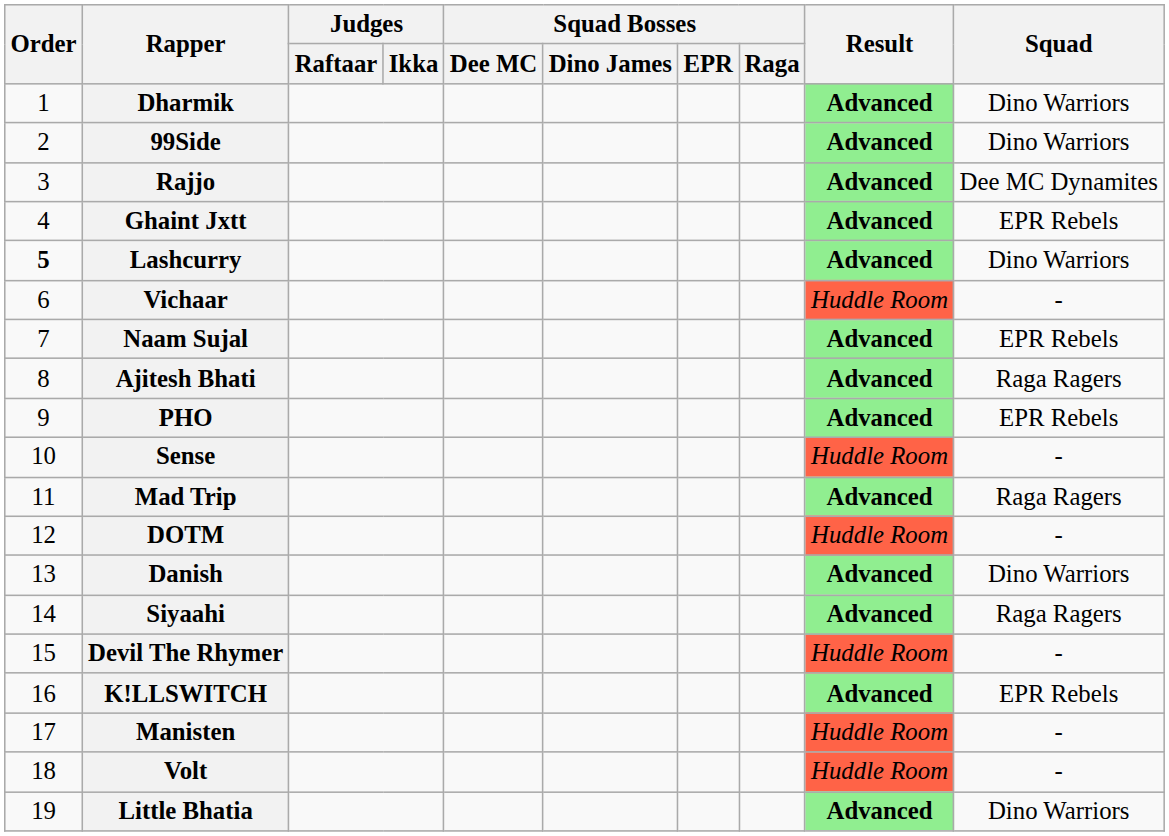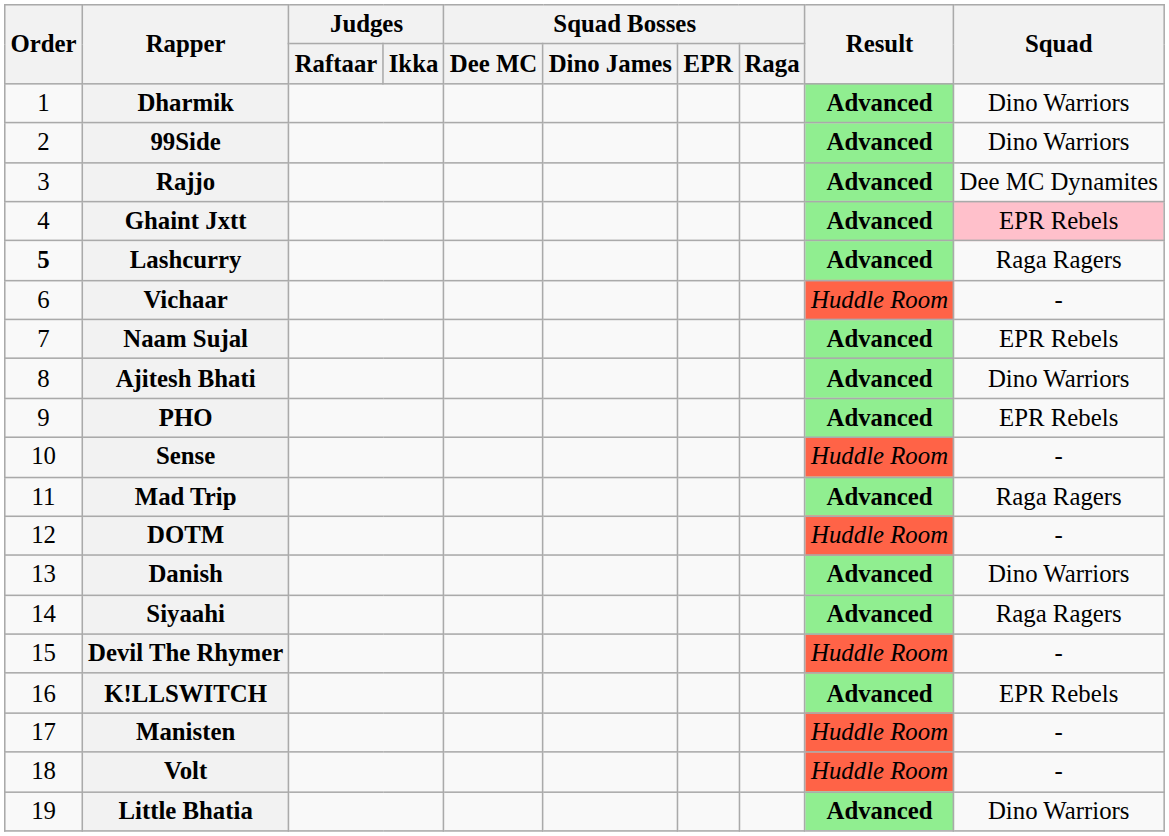(1059, 220) no background -> (1059, 220) pink background
(1059, 260) Dino Warriors -> (1059, 260) Raga Ragers
(1059, 378) Raga Ragers -> (1059, 378) Dino Warriors
